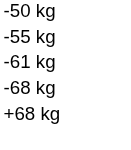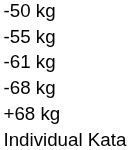+ row: (65, 139)
